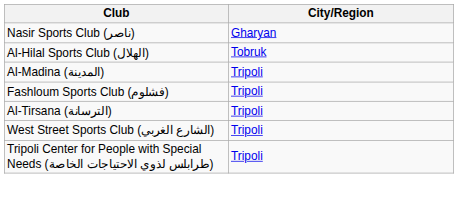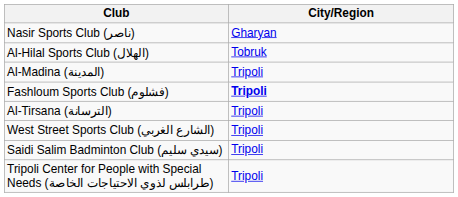(247, 91) normal -> (249, 91) bold
+ row: (115, 150)
